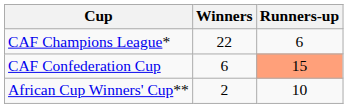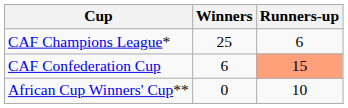(224, 41) 22 -> (224, 41) 25
(224, 90) 2 -> (224, 90) 0
